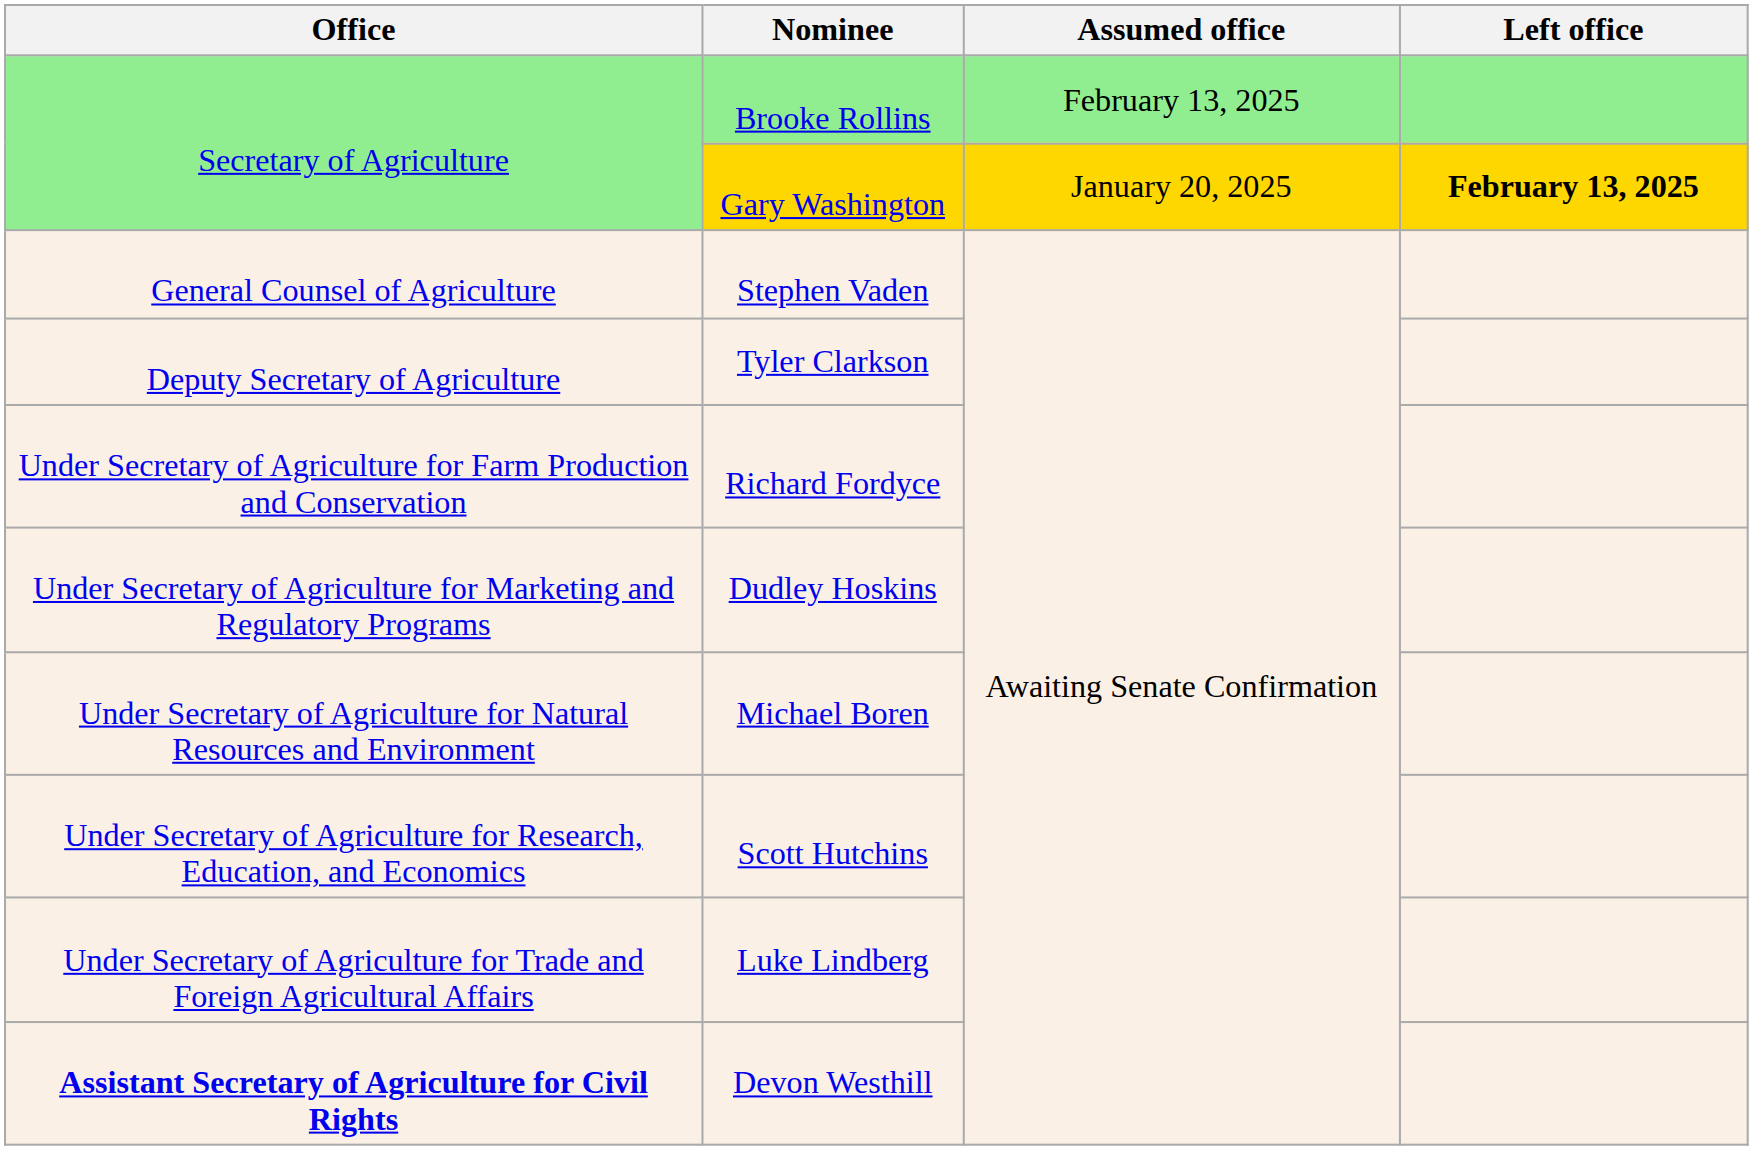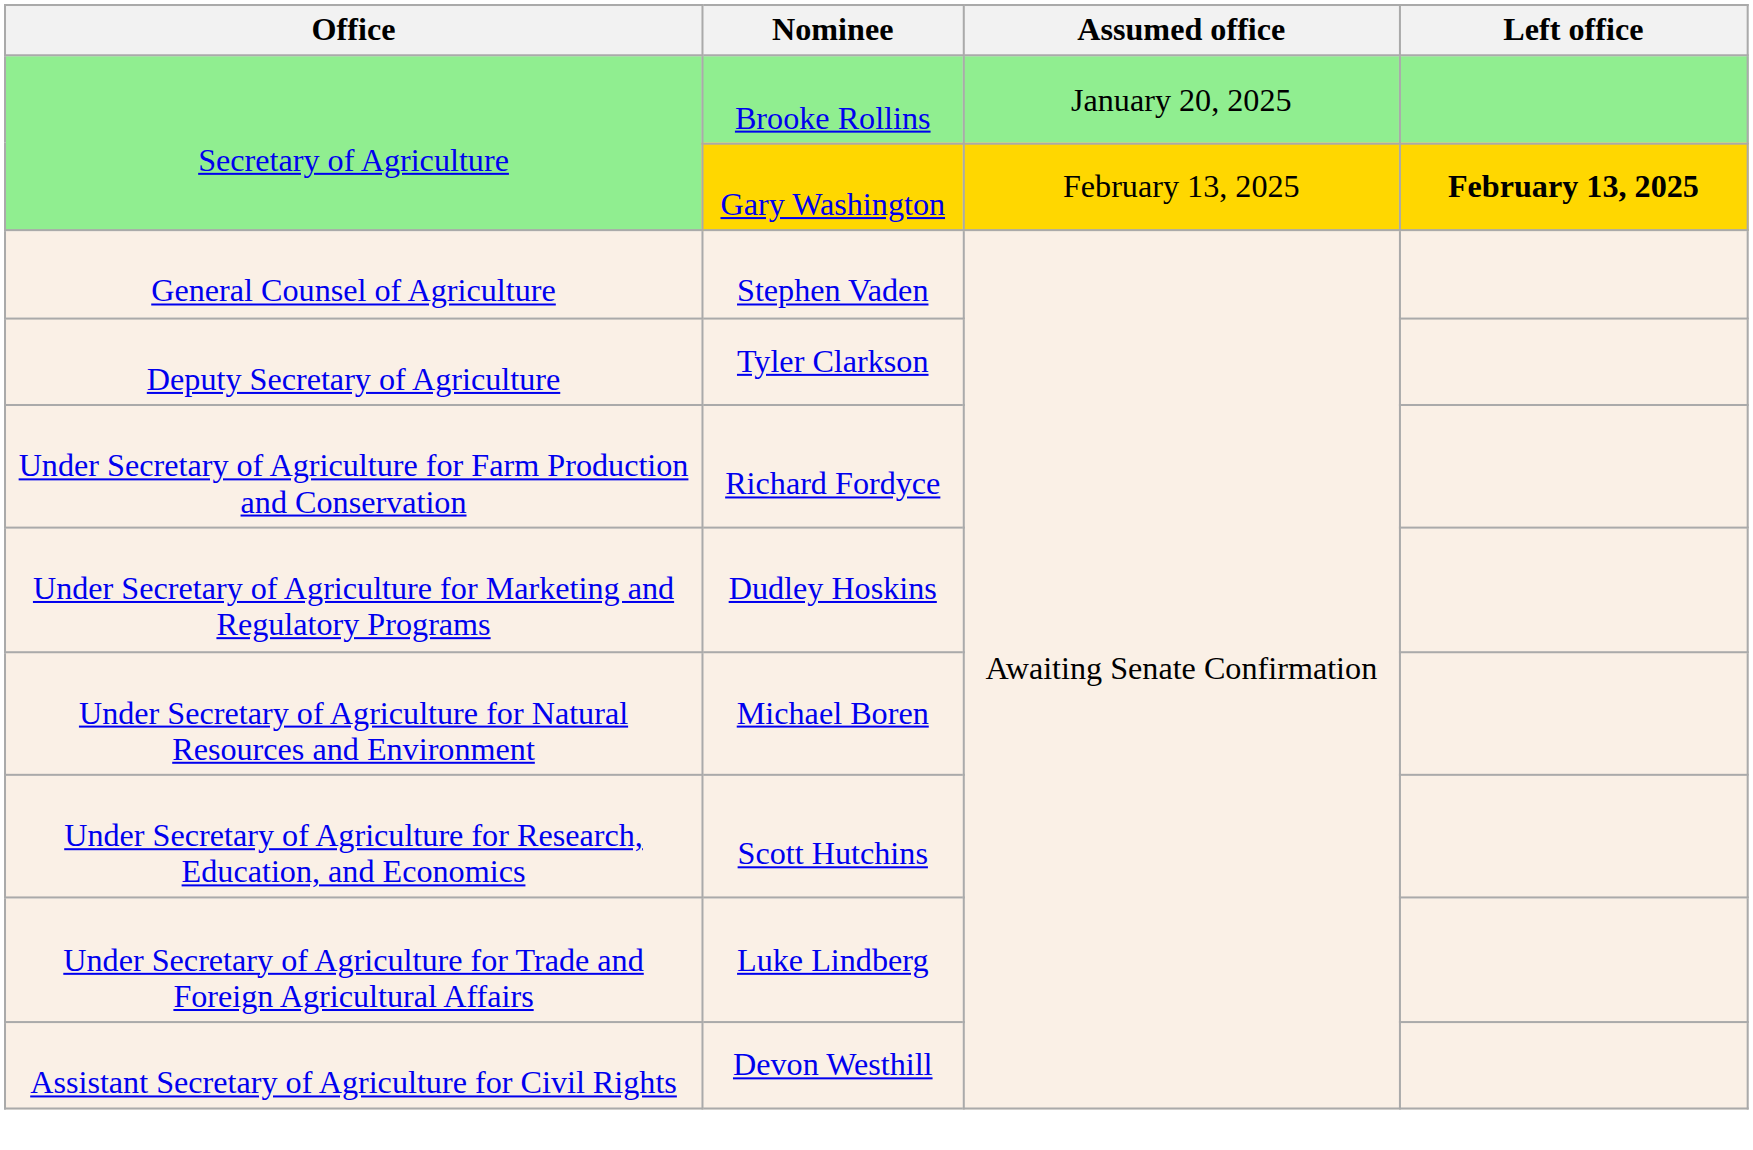(1181, 99) February 13, 2025 -> (1181, 99) January 20, 2025
(1181, 186) January 20, 2025 -> (1181, 186) February 13, 2025
(354, 1100) bold -> (354, 1082) normal
